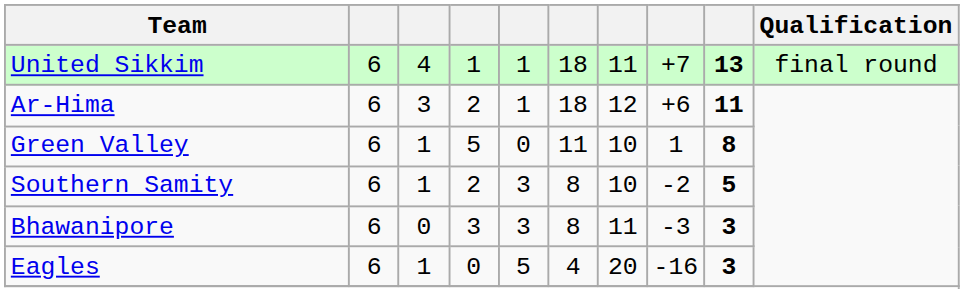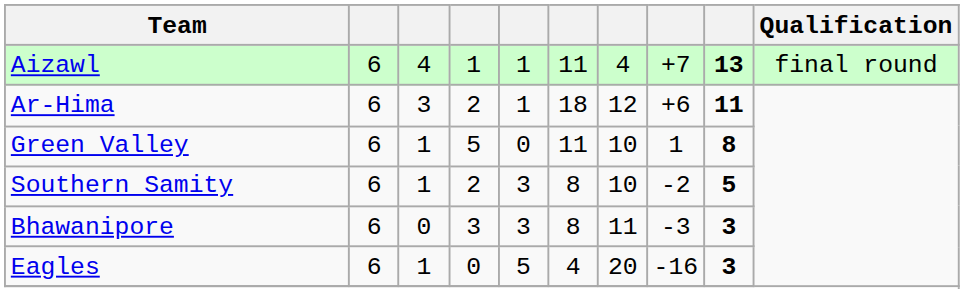- row: (107, 65)
+ row: (55, 65)
